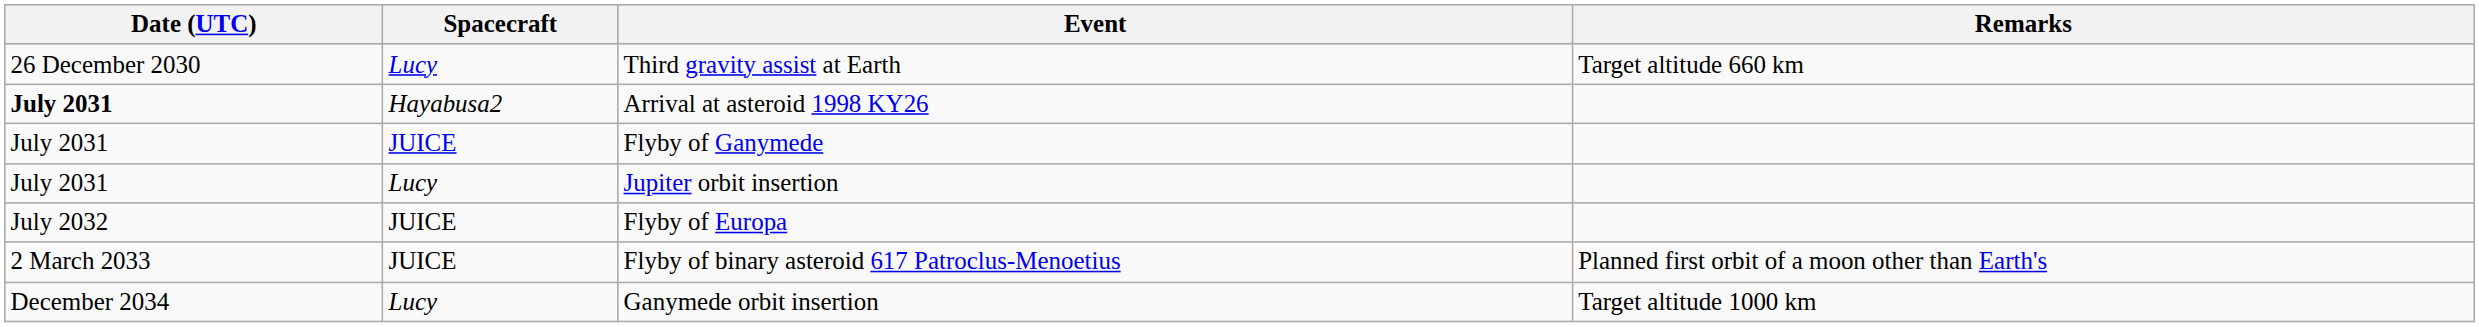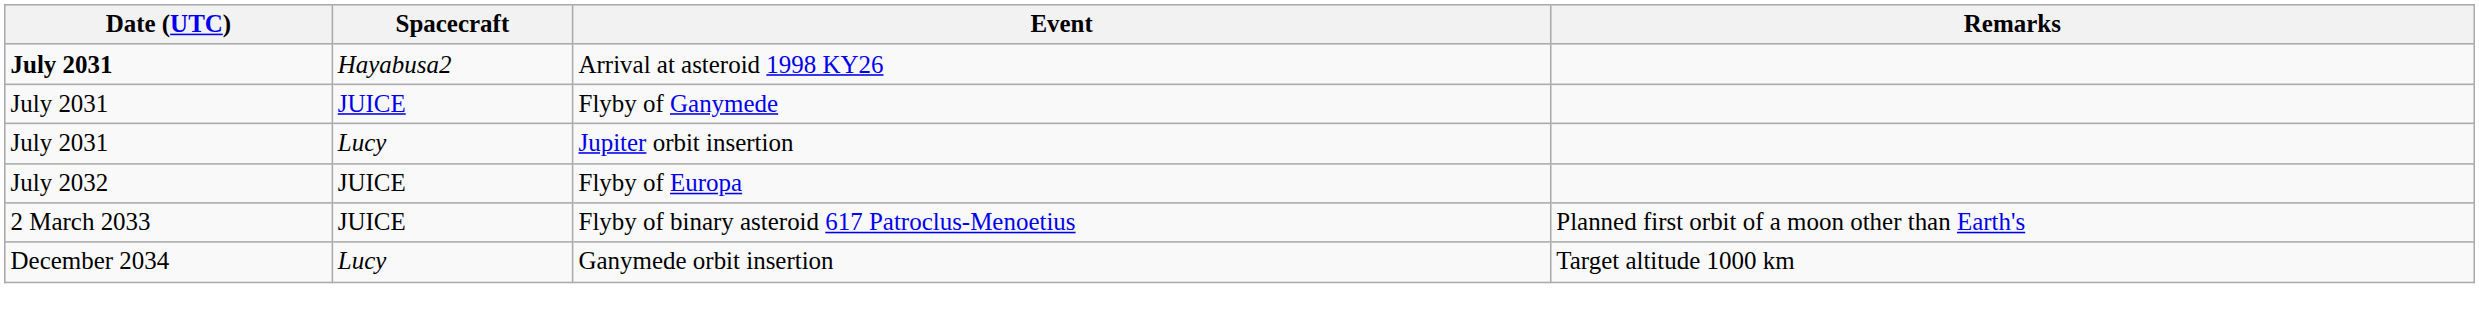- row: (762, 63)
